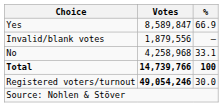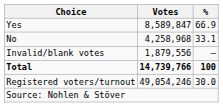rows swapped: (12, 53) <-> (55, 39)
(165, 81) bold -> (165, 81) normal
